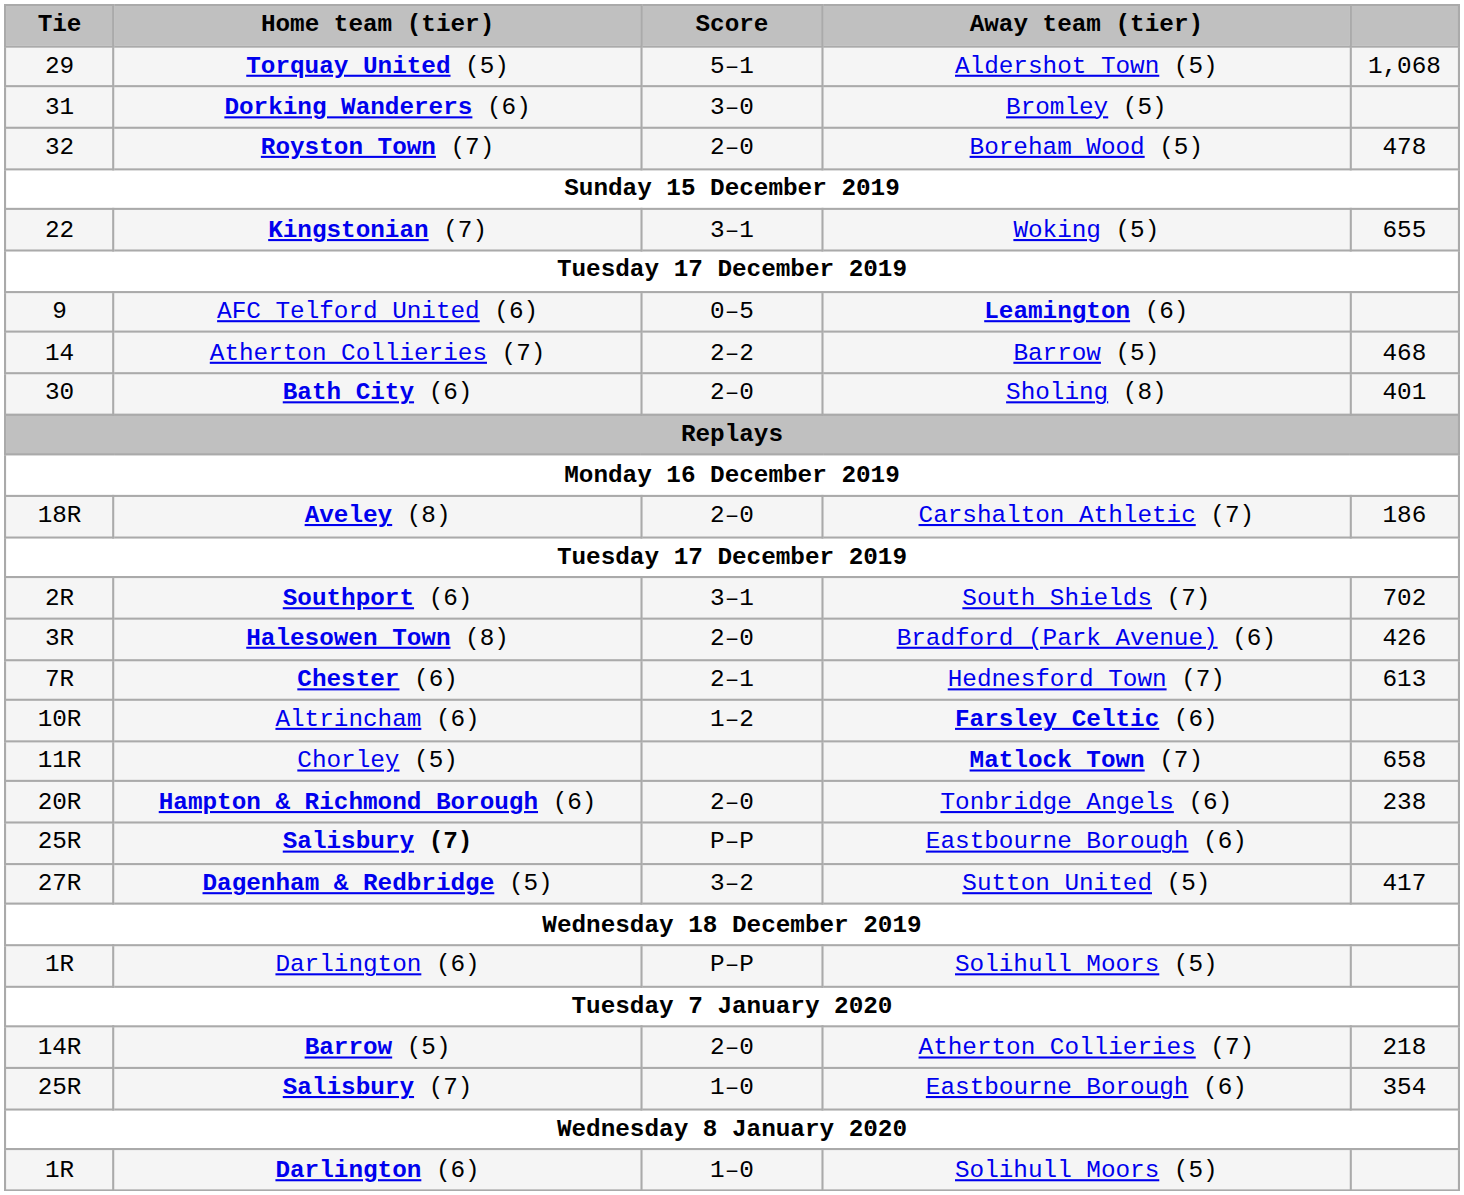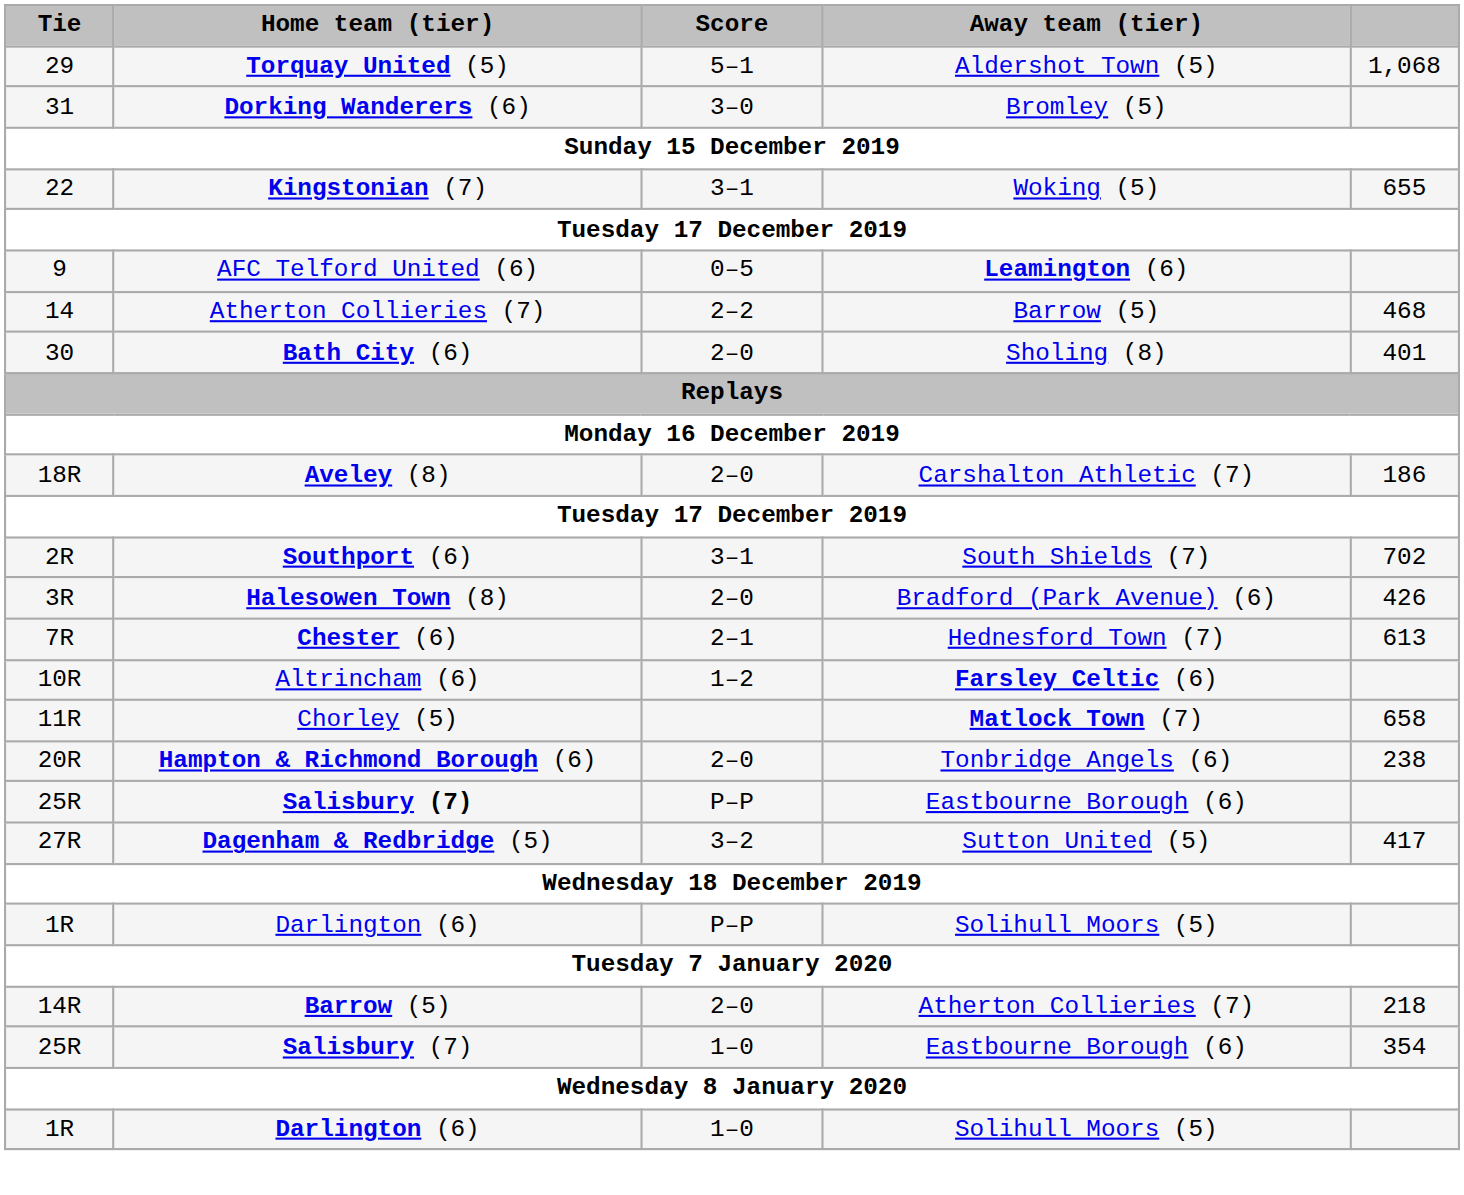- row: (60, 148)
